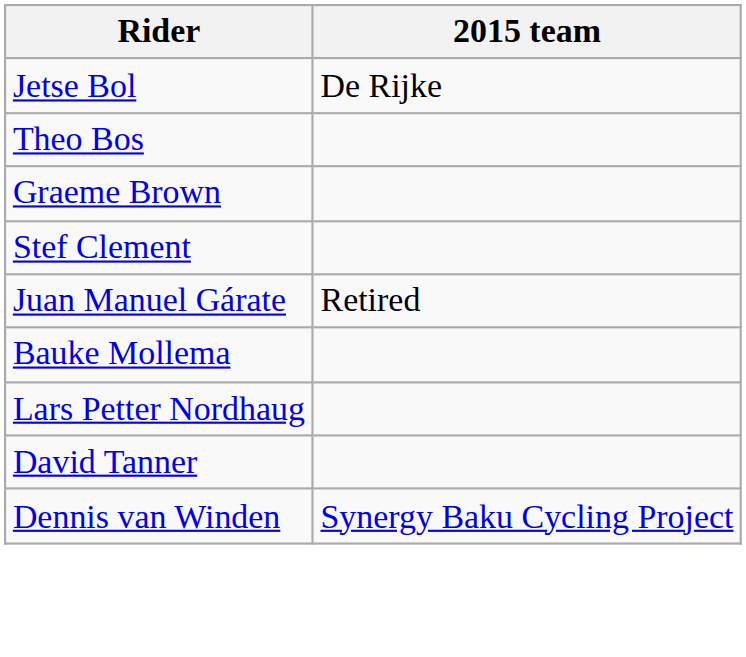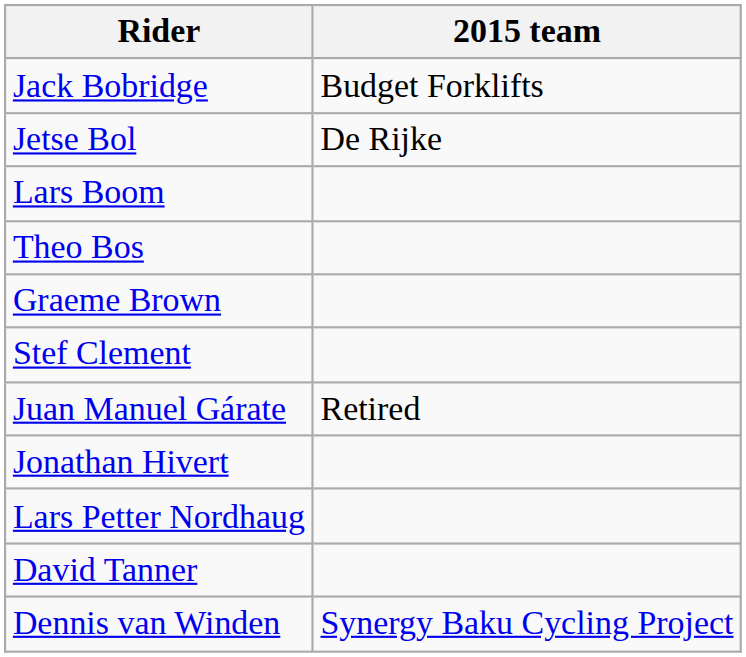+ row: (110, 85)
+ row: (89, 192)
+ row: (121, 461)
- row: (122, 354)
